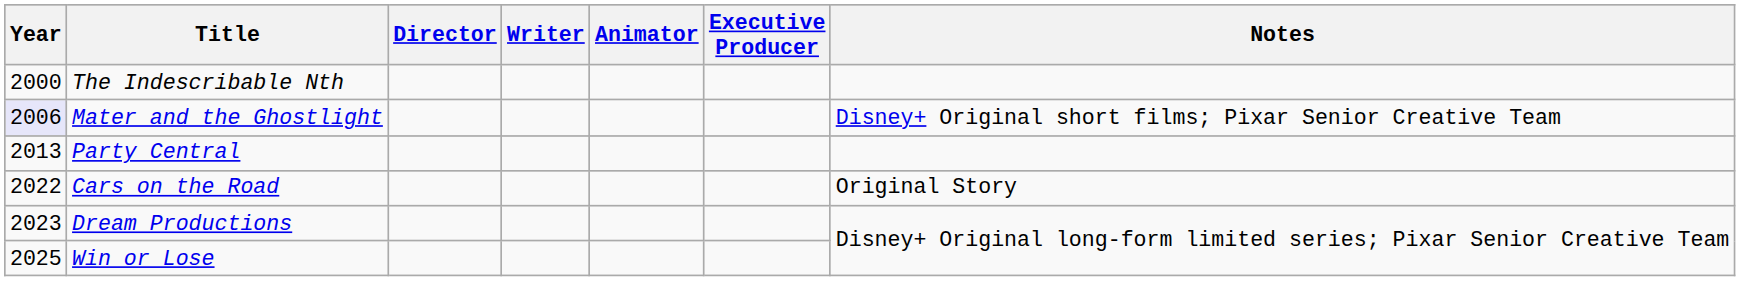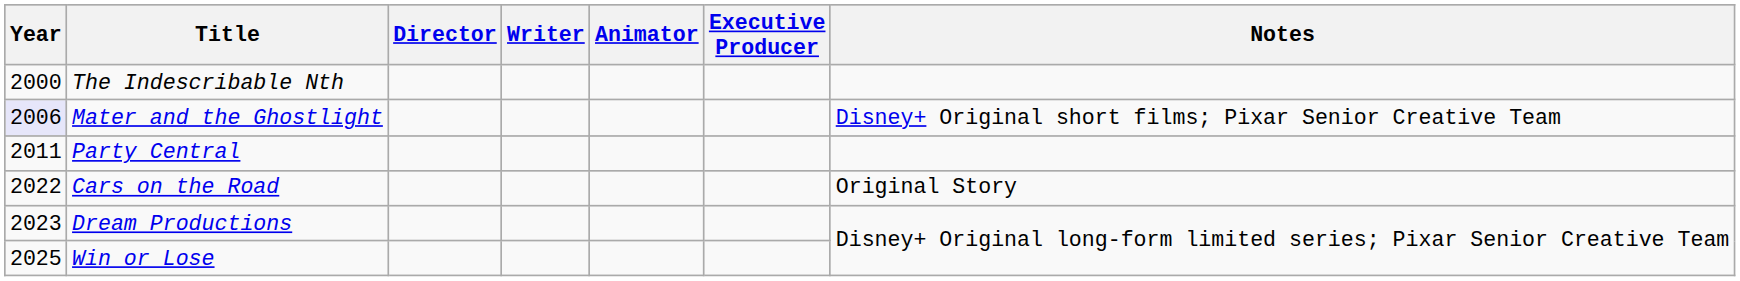(36, 153) 2013 -> (36, 153) 2011
